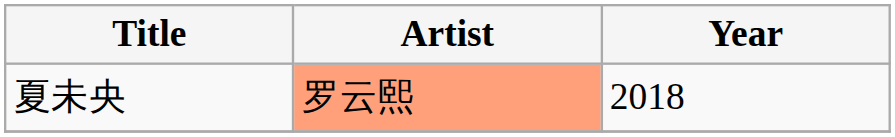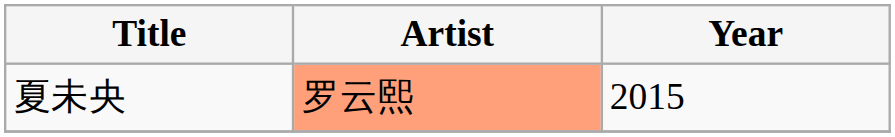(647, 97) 2018 -> (647, 97) 2015
